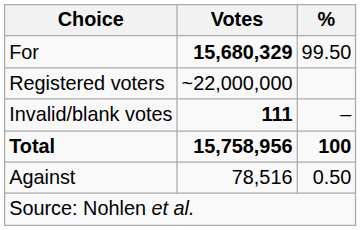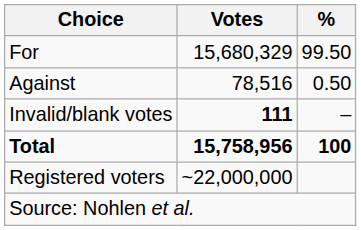(243, 51) bold -> (243, 51) normal
rows swapped: (42, 177) <-> (87, 83)
